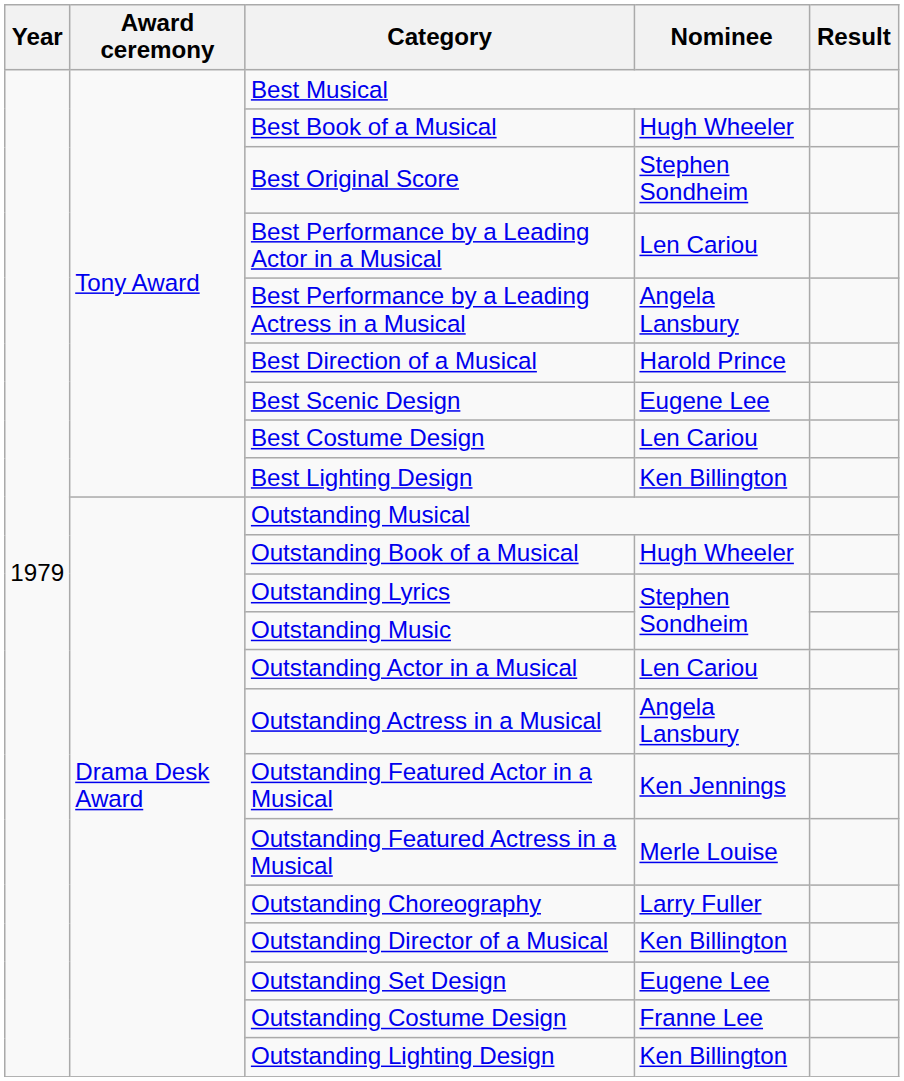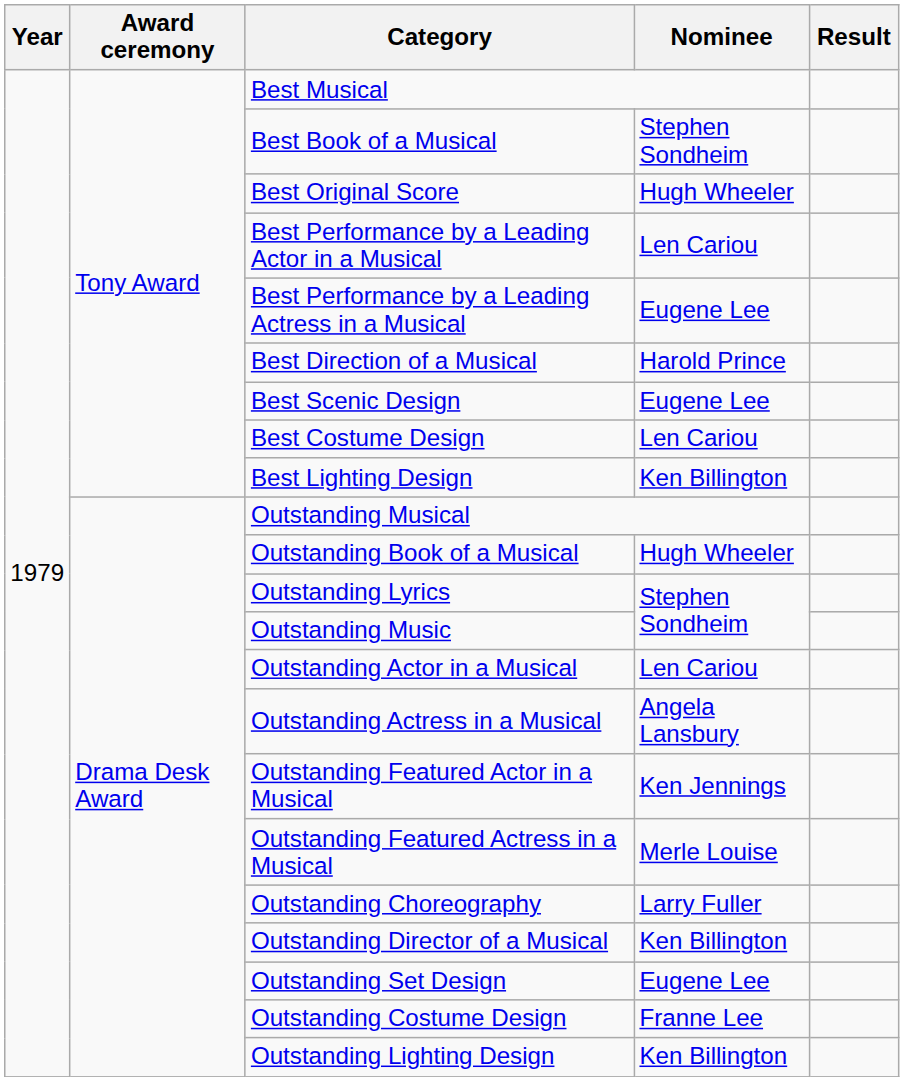(717, 127) Hugh Wheeler -> (694, 141) Stephen Sondheim
(694, 179) Stephen Sondheim -> (717, 192) Hugh Wheeler
(689, 310) Angela Lansbury -> (705, 310) Eugene Lee
